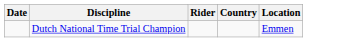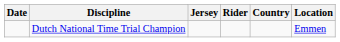+ column: (204, 12)
